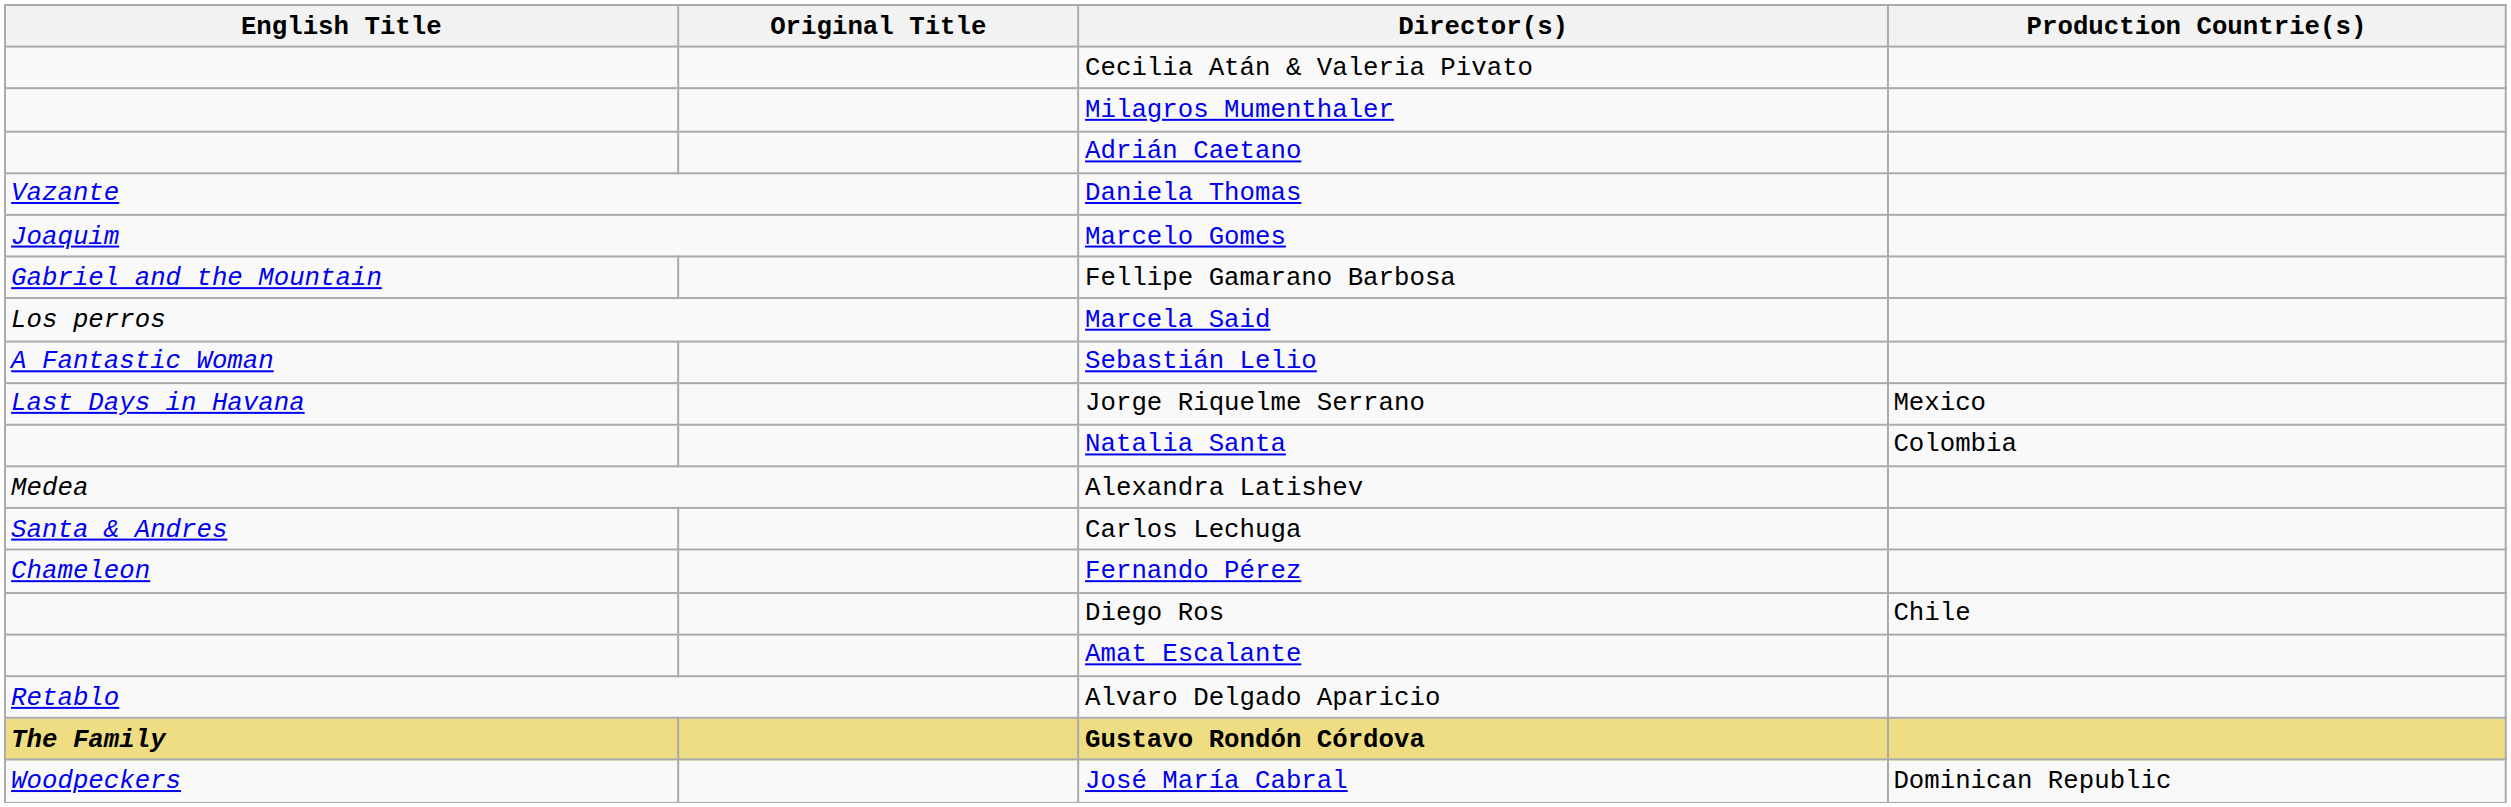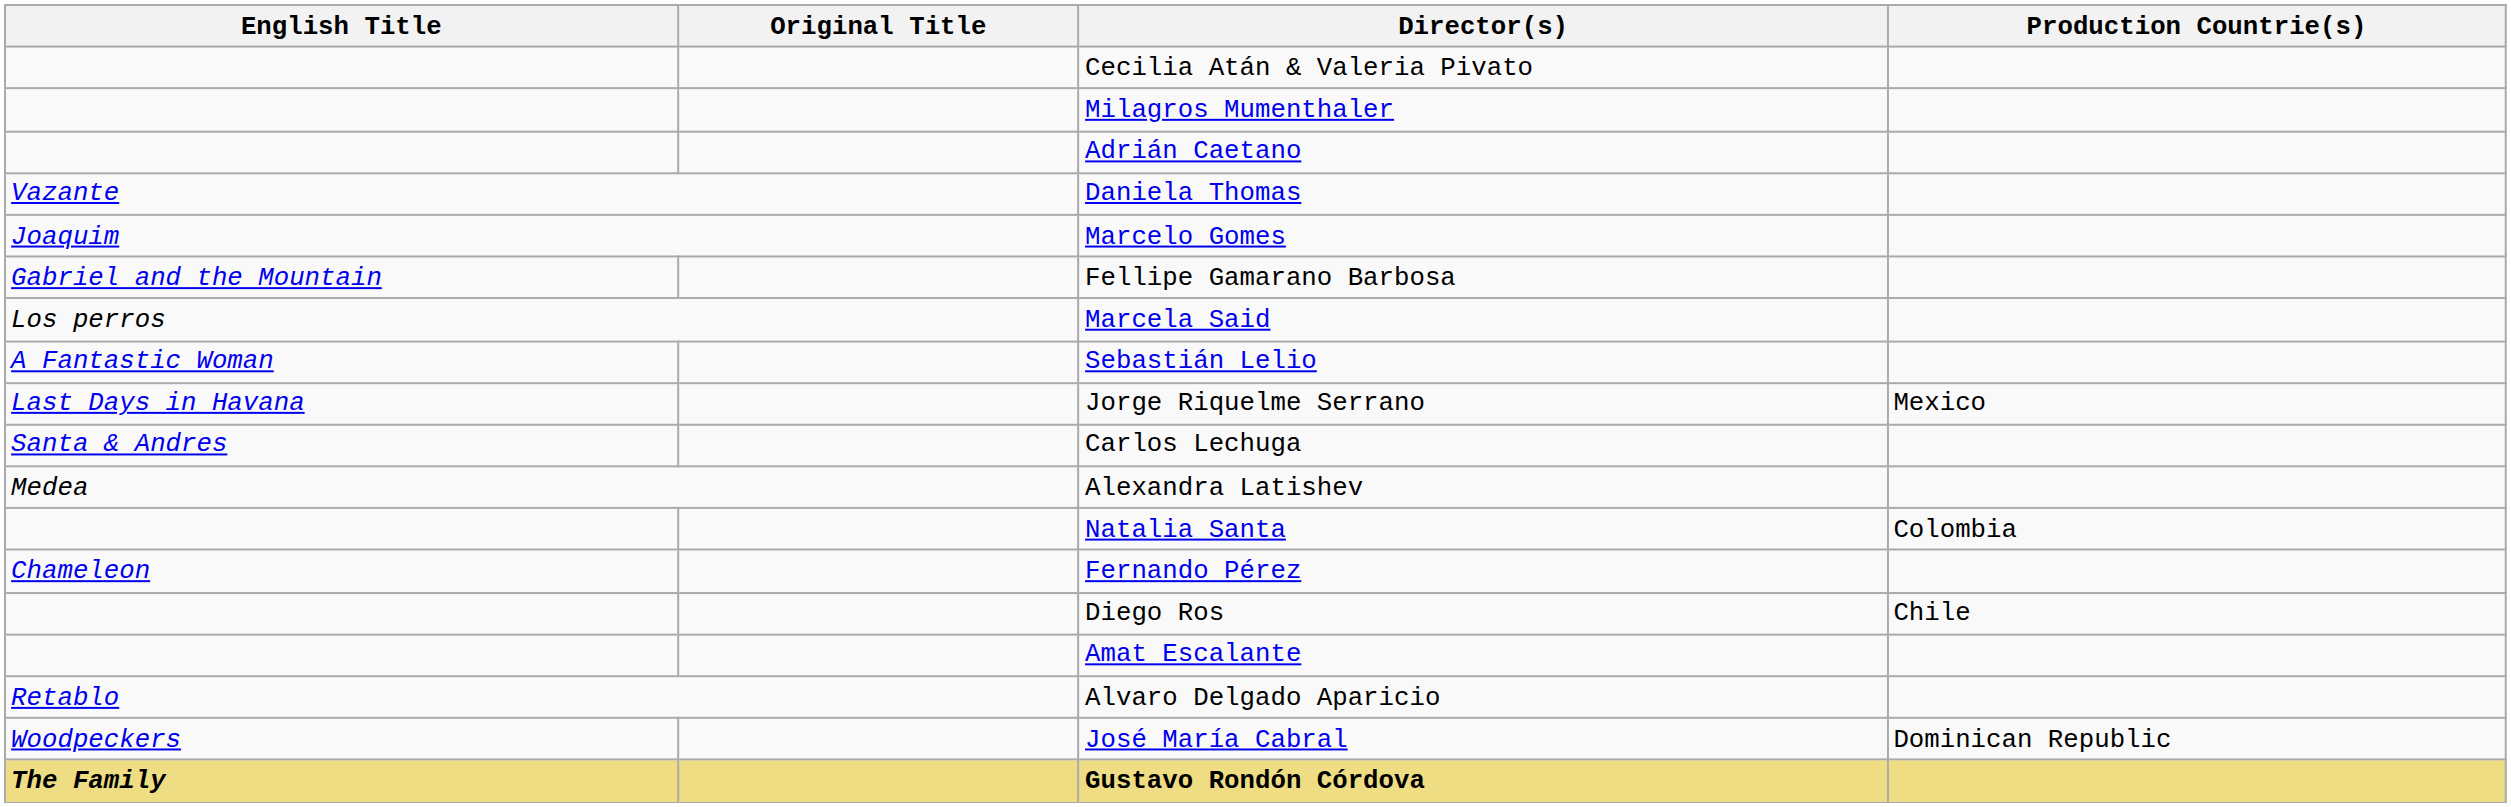rows swapped: (1185, 445) <-> (1193, 529)
rows swapped: (1216, 781) <-> (1255, 739)
